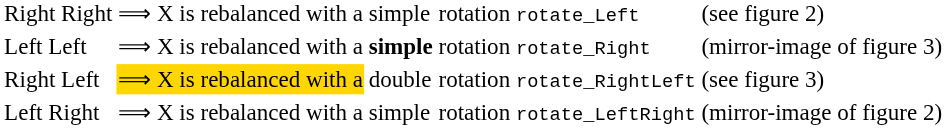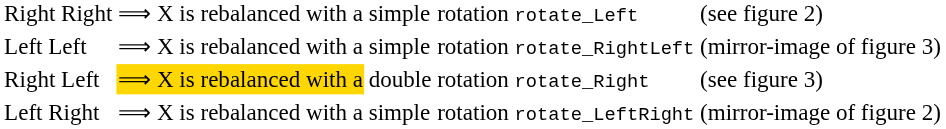(401, 45) bold -> (399, 45) normal
(545, 46) rotation rotate_Right -> (566, 46) rotation rotate_RightLeft
(567, 79) rotation rotate_RightLeft -> (543, 79) rotation rotate_Right
